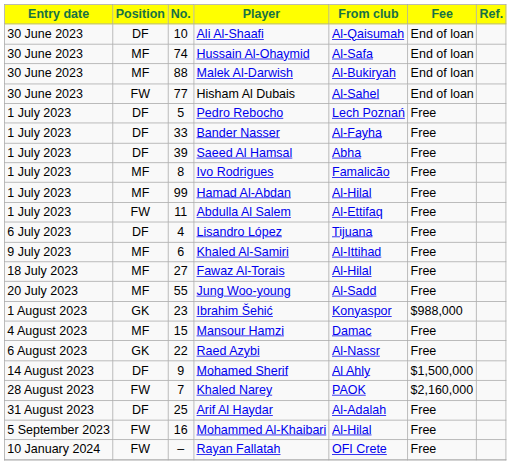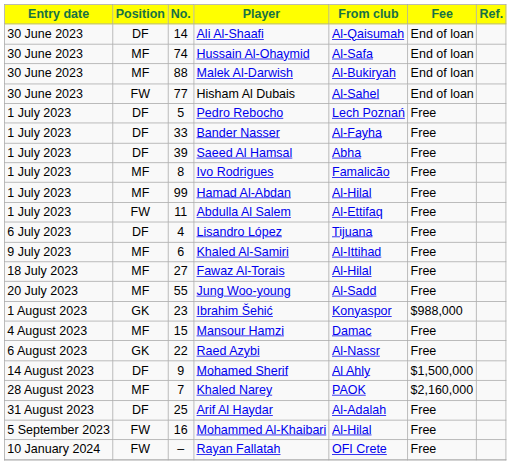(181, 34) 10 -> (181, 34) 14
(140, 390) FW -> (140, 390) MF
